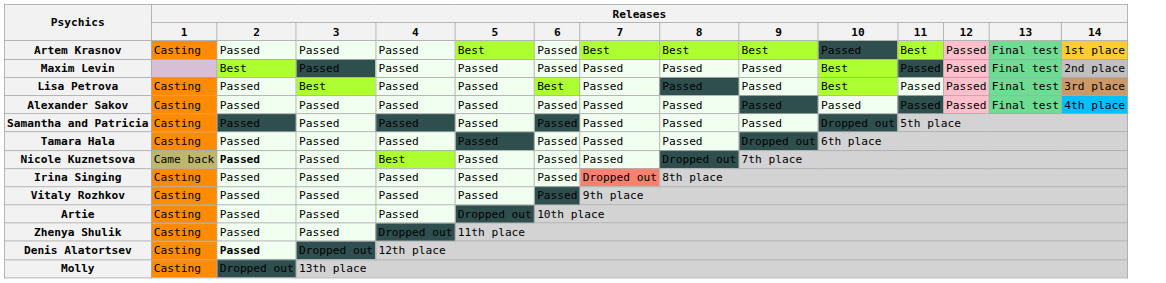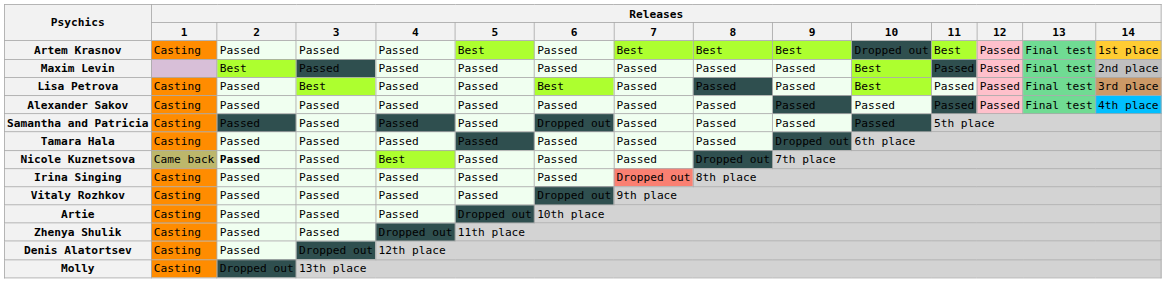(841, 50) Passed -> (892, 50) Dropped out
(557, 123) Passed -> (574, 123) Dropped out
(858, 123) Dropped out -> (875, 123) Passed
(557, 196) Passed -> (574, 196) Dropped out
(240, 250) bold -> (240, 250) normal
